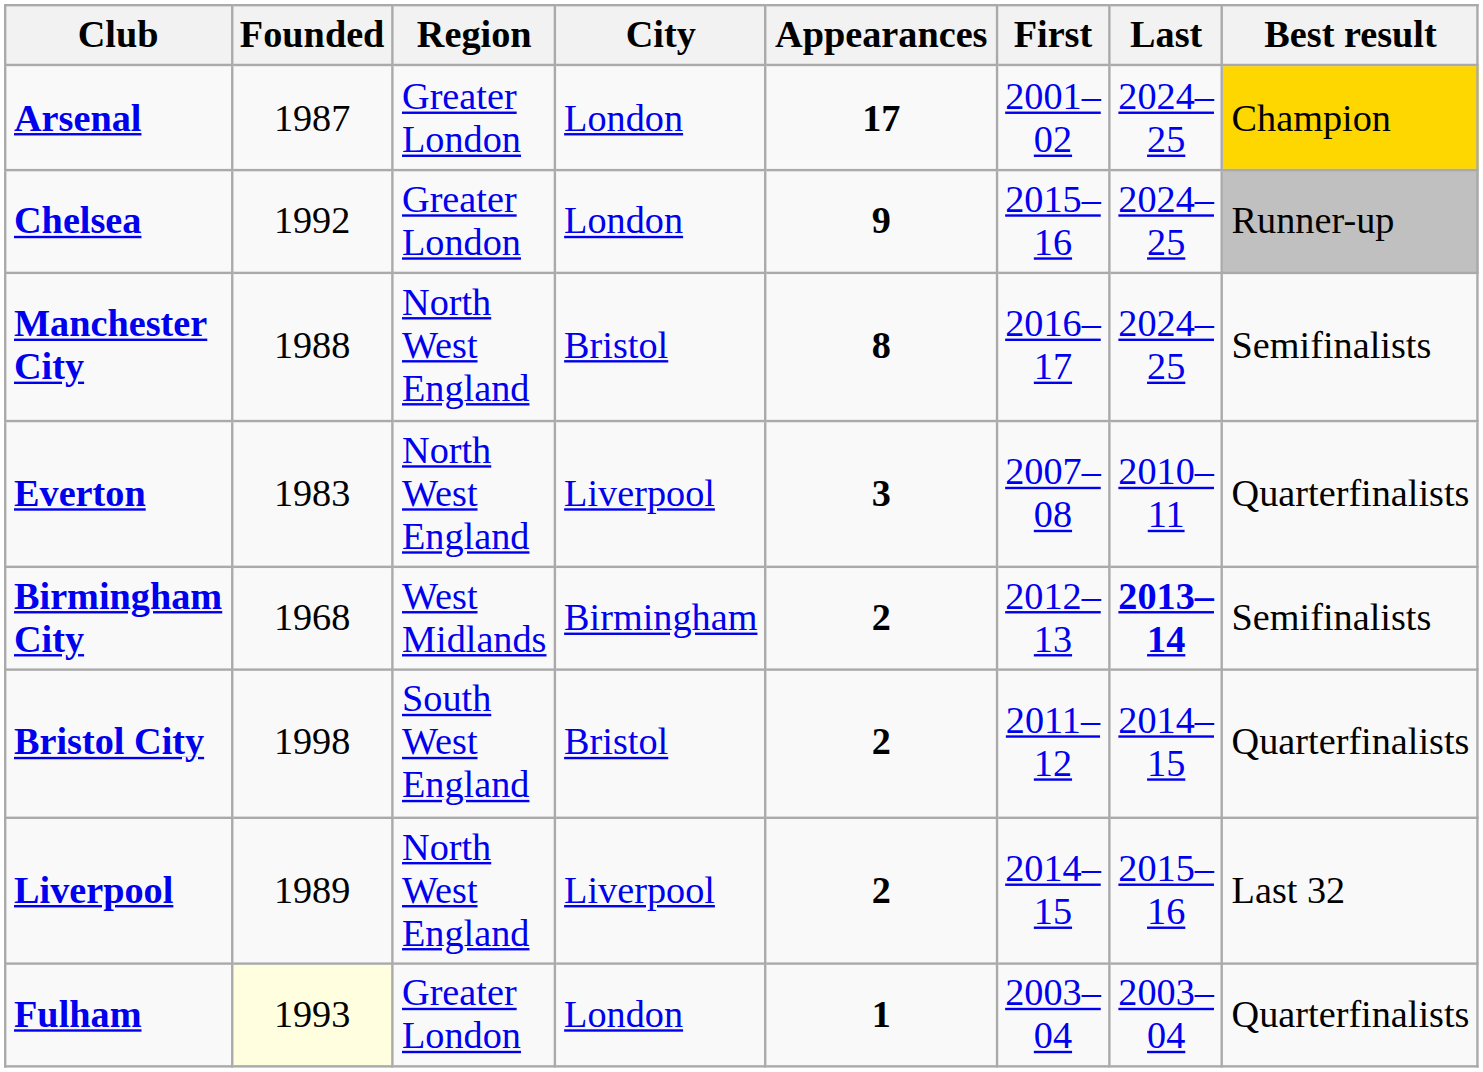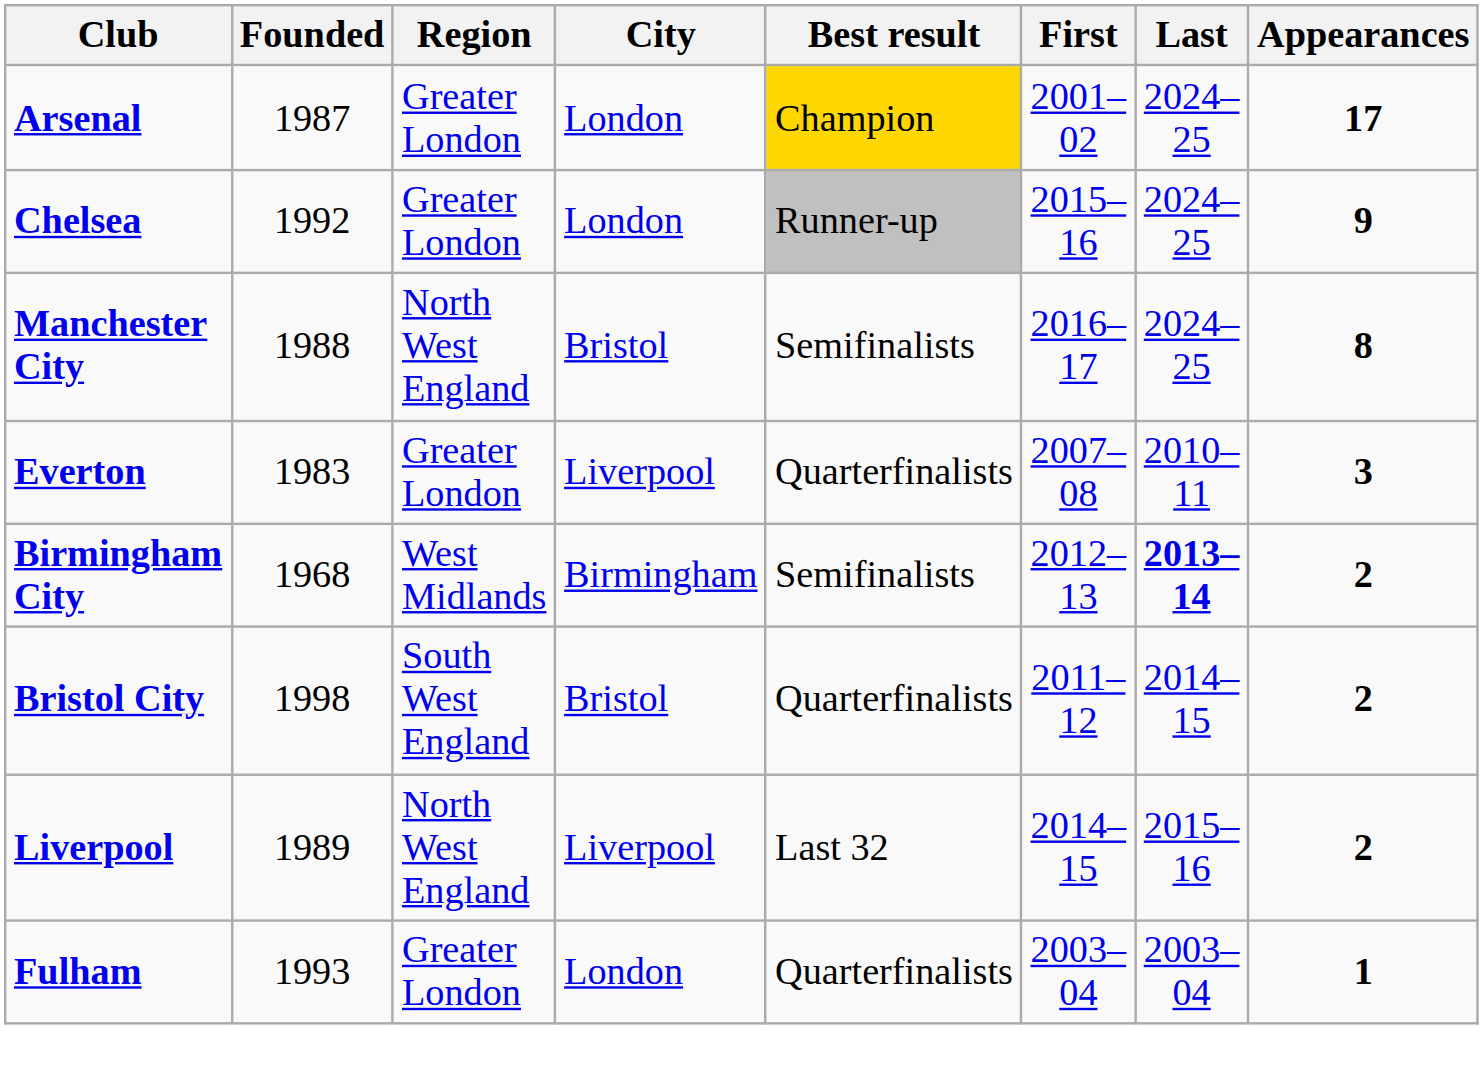columns swapped: (881, 34) <-> (1351, 34)
(466, 492) North West England -> (461, 470) Greater London
(312, 1014) lightyellow background -> (312, 971) no background
